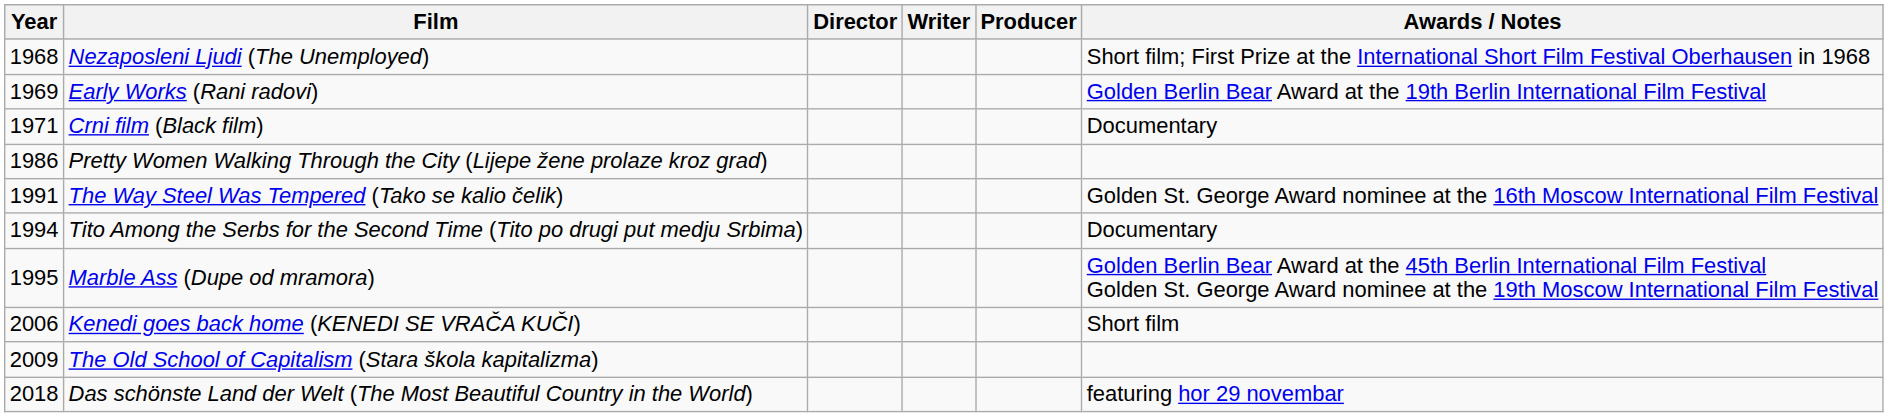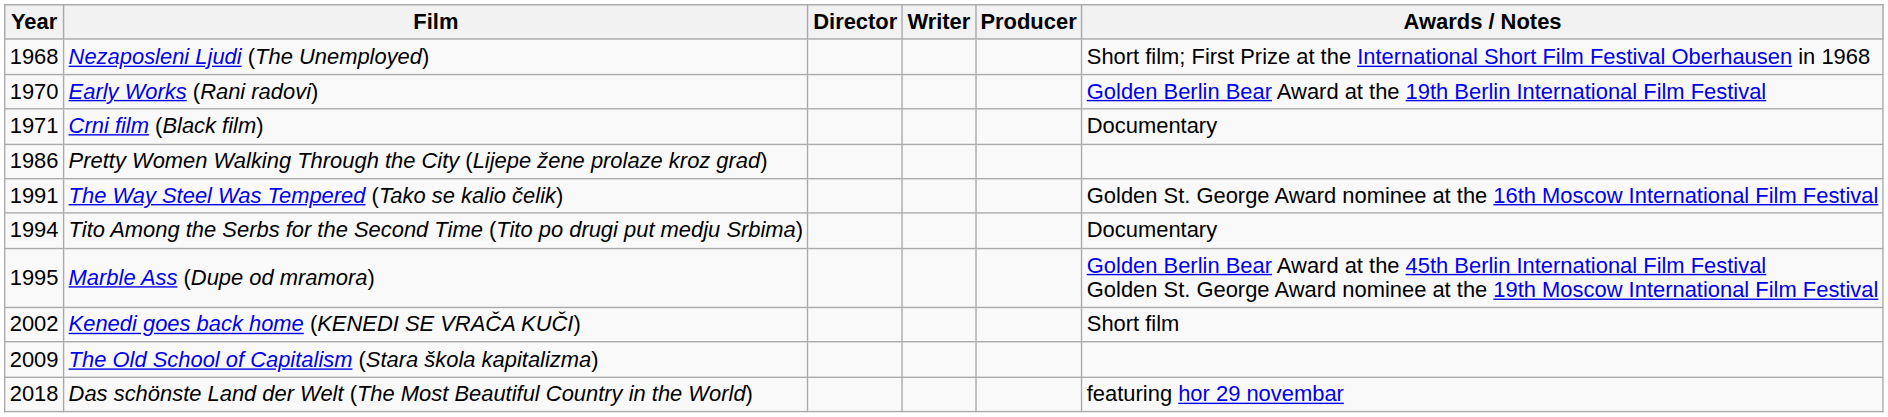(34, 91) 1969 -> (34, 91) 1970
(34, 324) 2006 -> (34, 324) 2002
